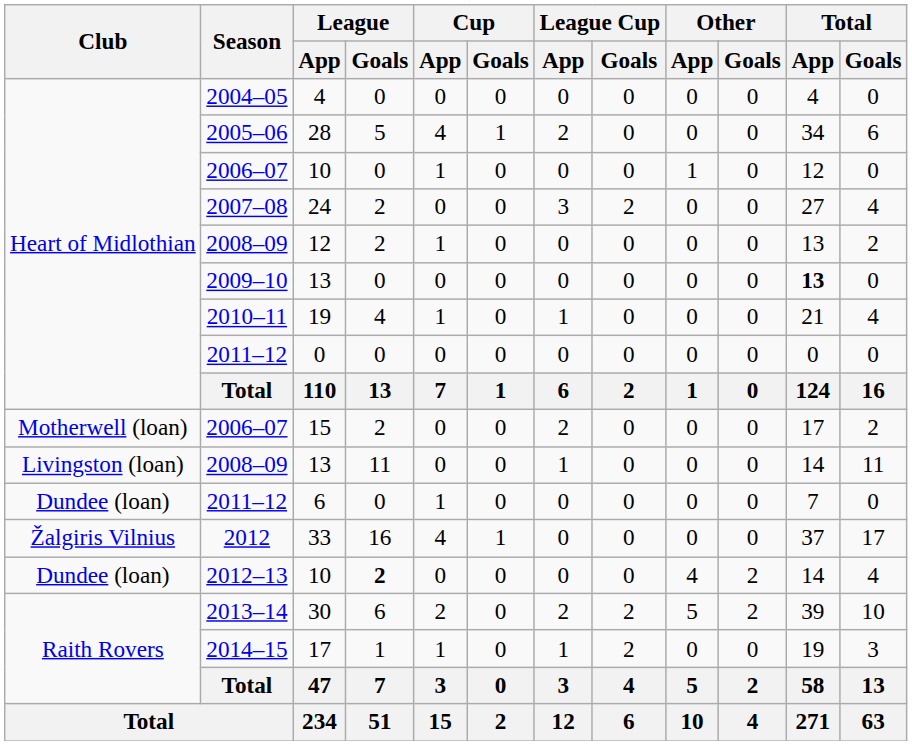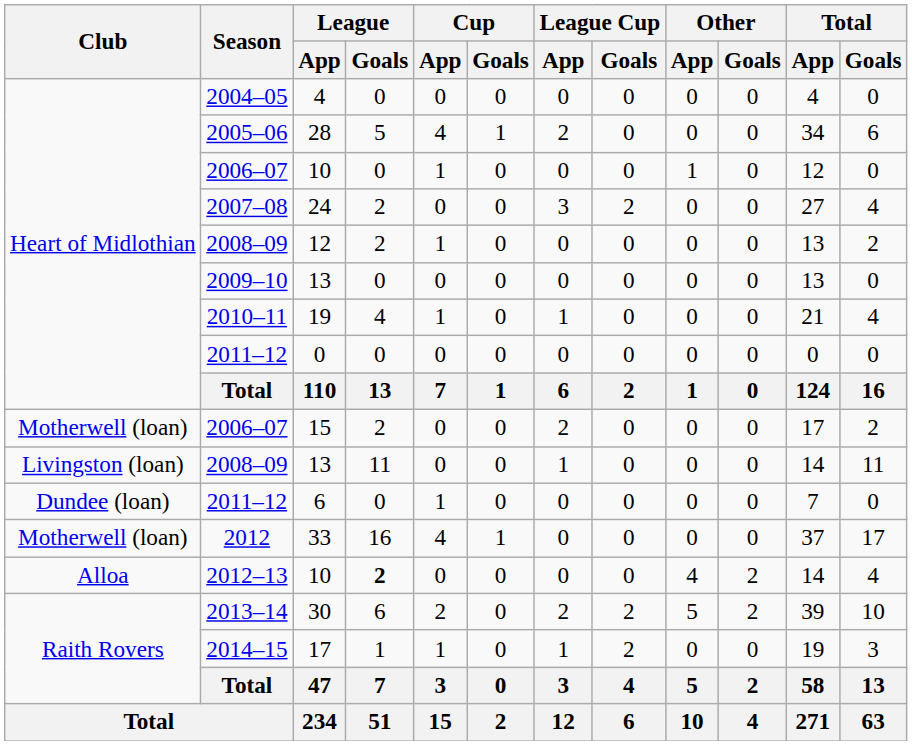(813, 280) bold -> (813, 280) normal
(103, 538) Žalgiris Vilnius -> (103, 538) Motherwell (loan)
(103, 574) Dundee (loan) -> (103, 574) Alloa
